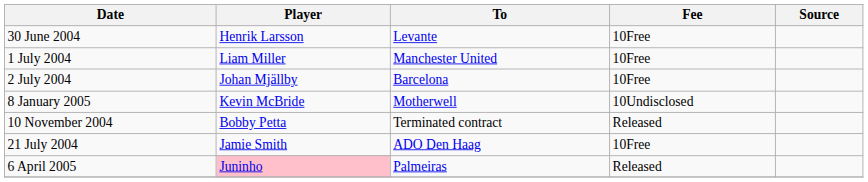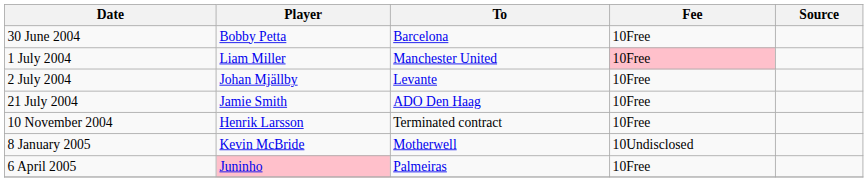(262, 36) Henrik Larsson -> (253, 36) Bobby Petta
(415, 36) Levante -> (421, 36) Barcelona
(631, 58) no background -> (631, 58) pink background
(421, 79) Barcelona -> (415, 79) Levante
rows swapped: (43, 144) <-> (49, 101)
(253, 123) Bobby Petta -> (262, 123) Henrik Larsson
(637, 123) Released -> (631, 123) 10Free
(637, 166) Released -> (631, 166) 10Free
